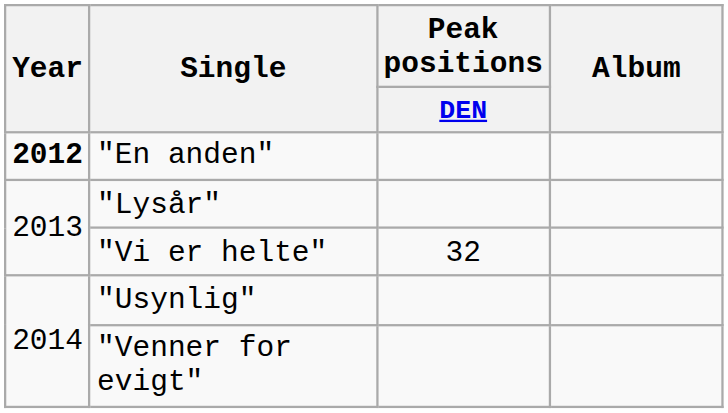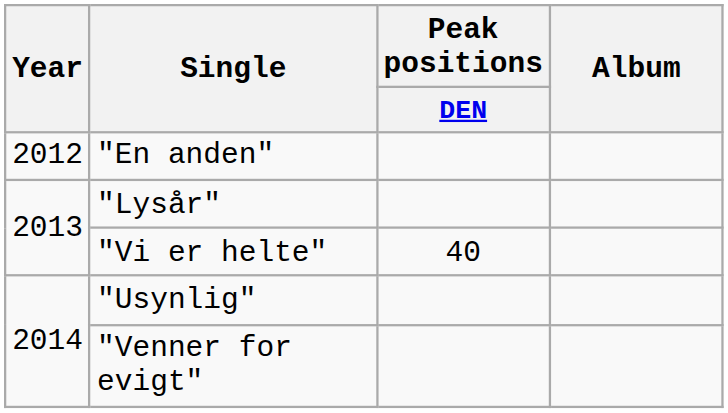(48, 156) bold -> (48, 156) normal
(463, 252) 32 -> (463, 252) 40
